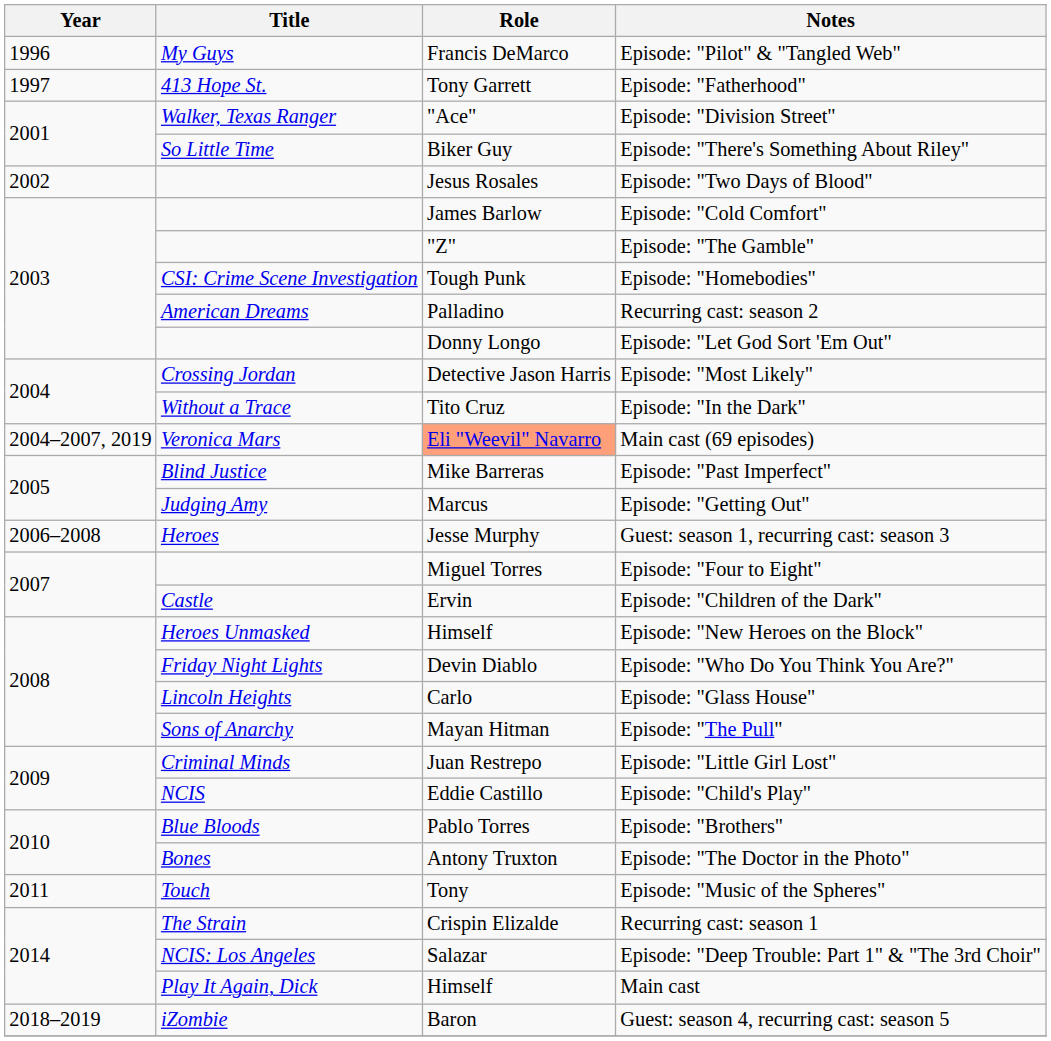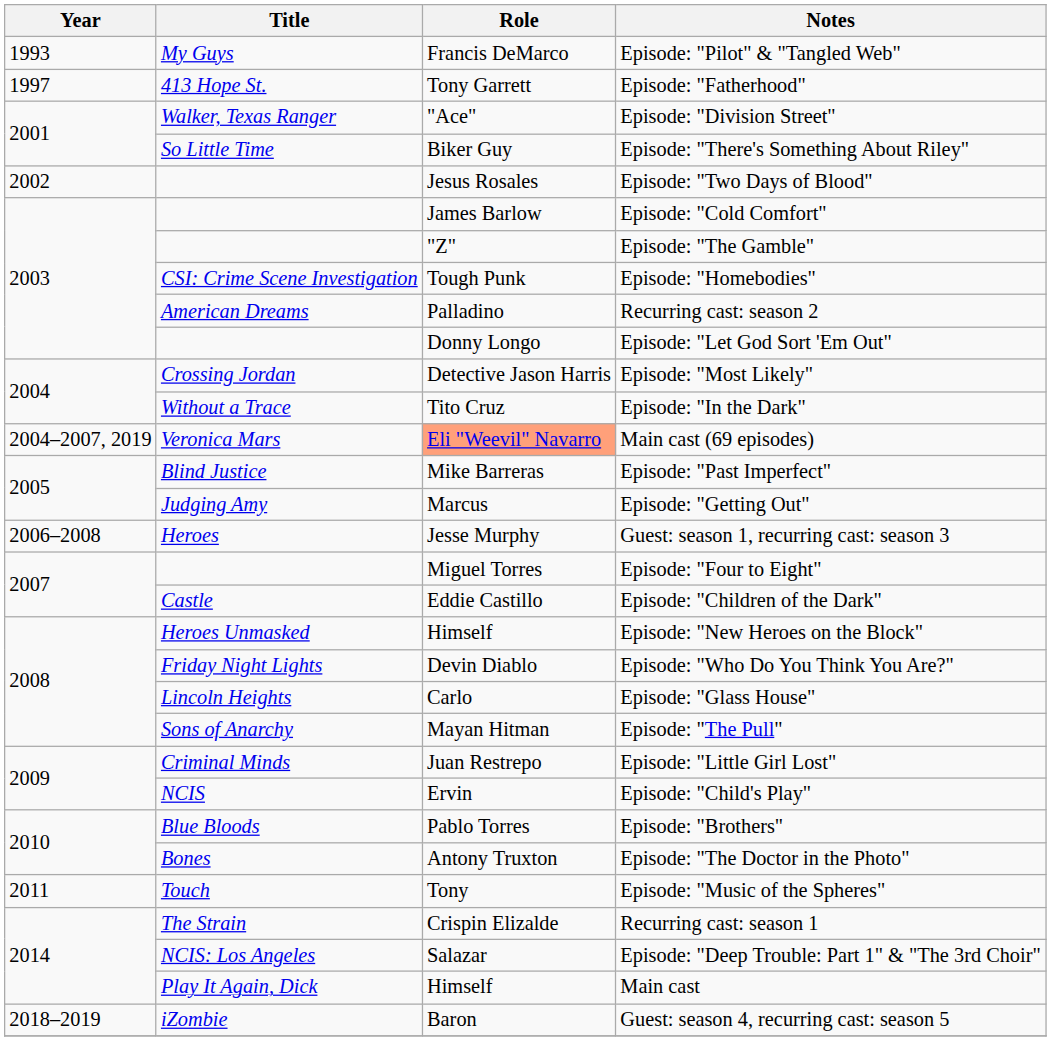(30, 52) 1996 -> (30, 52) 1993
(450, 600) Ervin -> (485, 600) Eddie Castillo
(485, 794) Eddie Castillo -> (450, 794) Ervin
